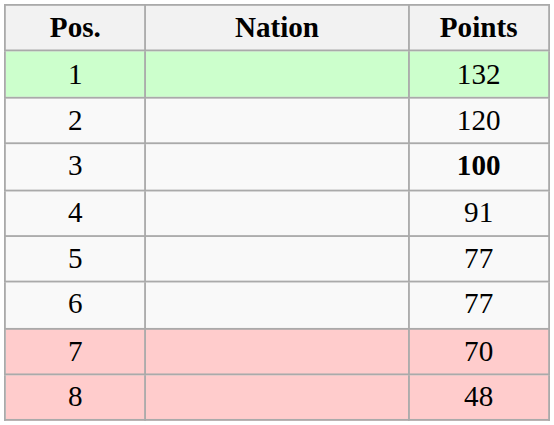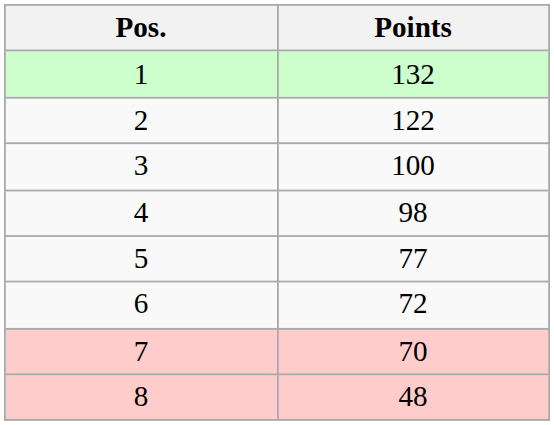- column: (277, 27)
(479, 119) 120 -> (413, 119) 122
(479, 166) bold -> (413, 166) normal
(479, 212) 91 -> (413, 212) 98
(479, 304) 77 -> (413, 304) 72
